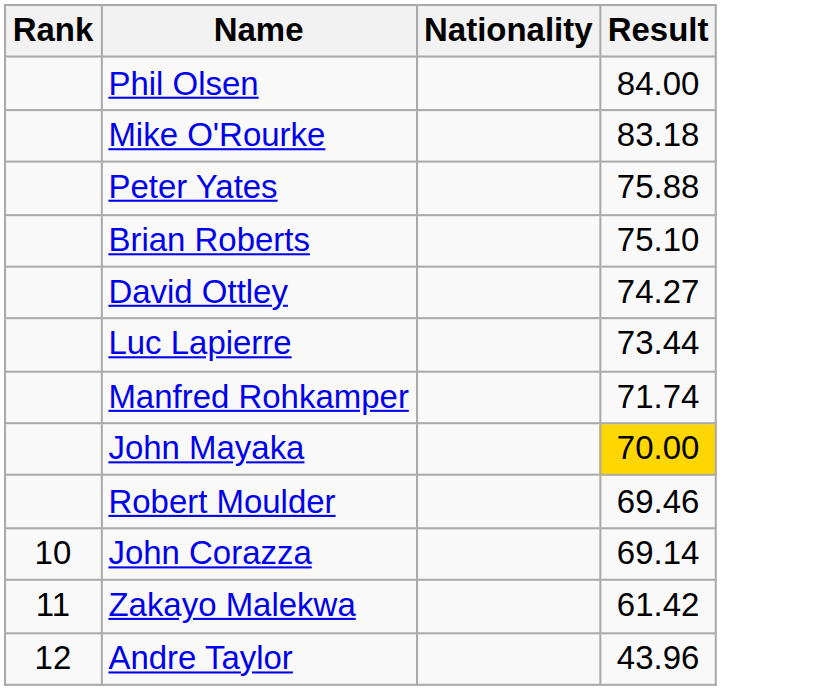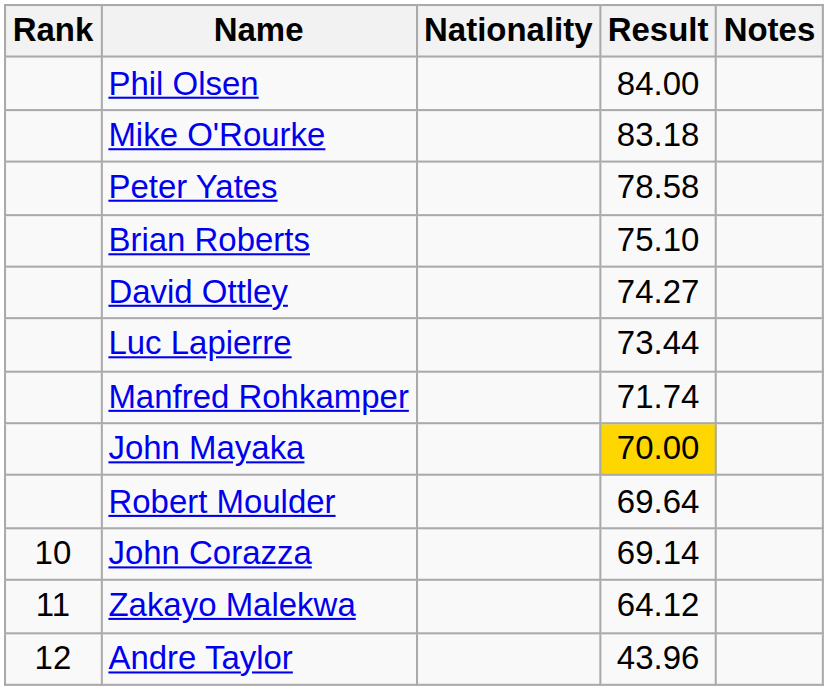+ column: (769, 30)
(658, 187) 75.88 -> (658, 187) 78.58
(658, 501) 69.46 -> (658, 501) 69.64
(658, 605) 61.42 -> (658, 605) 64.12
